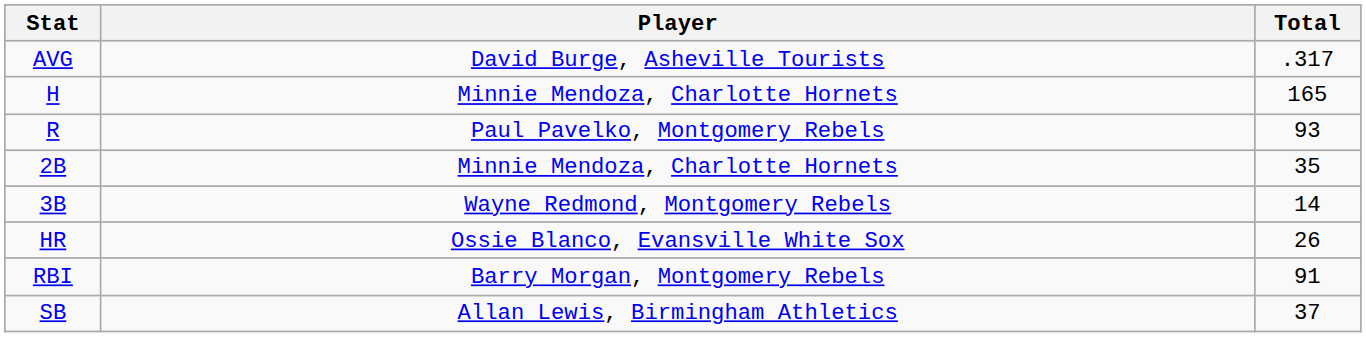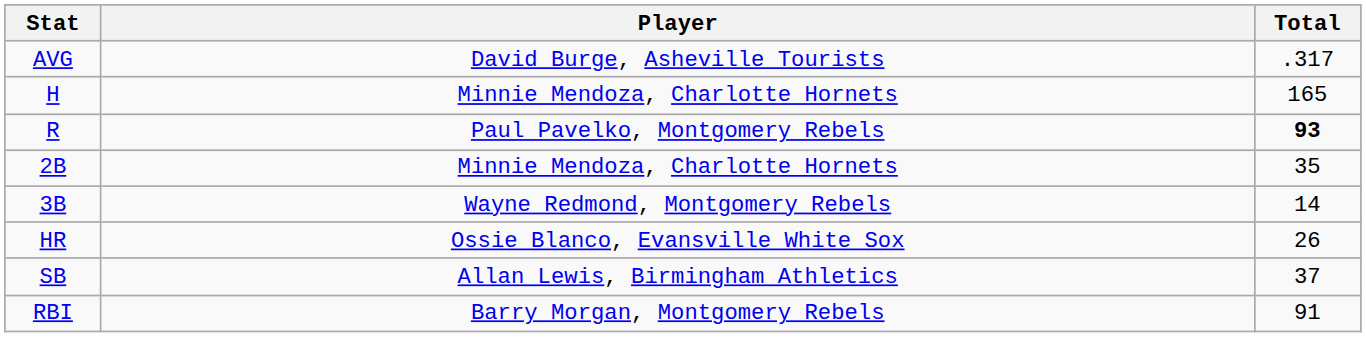(1307, 132) normal -> (1307, 132) bold
rows swapped: (53, 277) <-> (53, 313)
